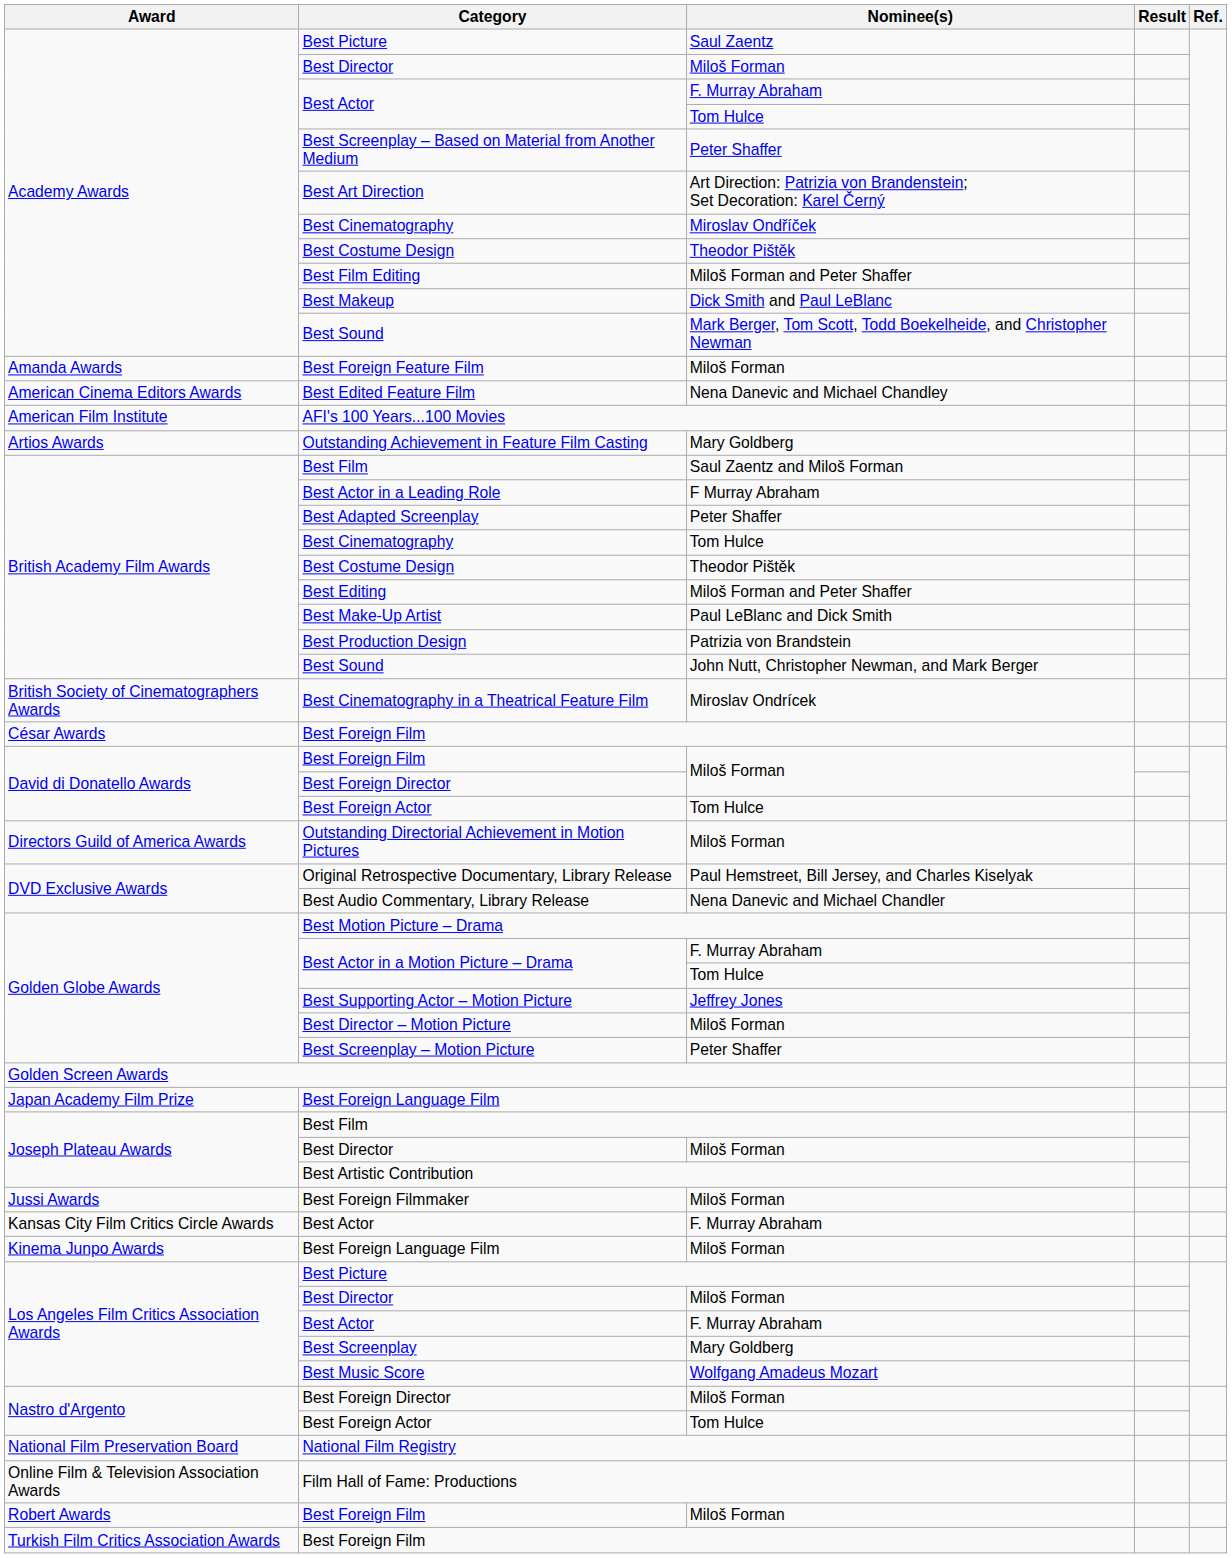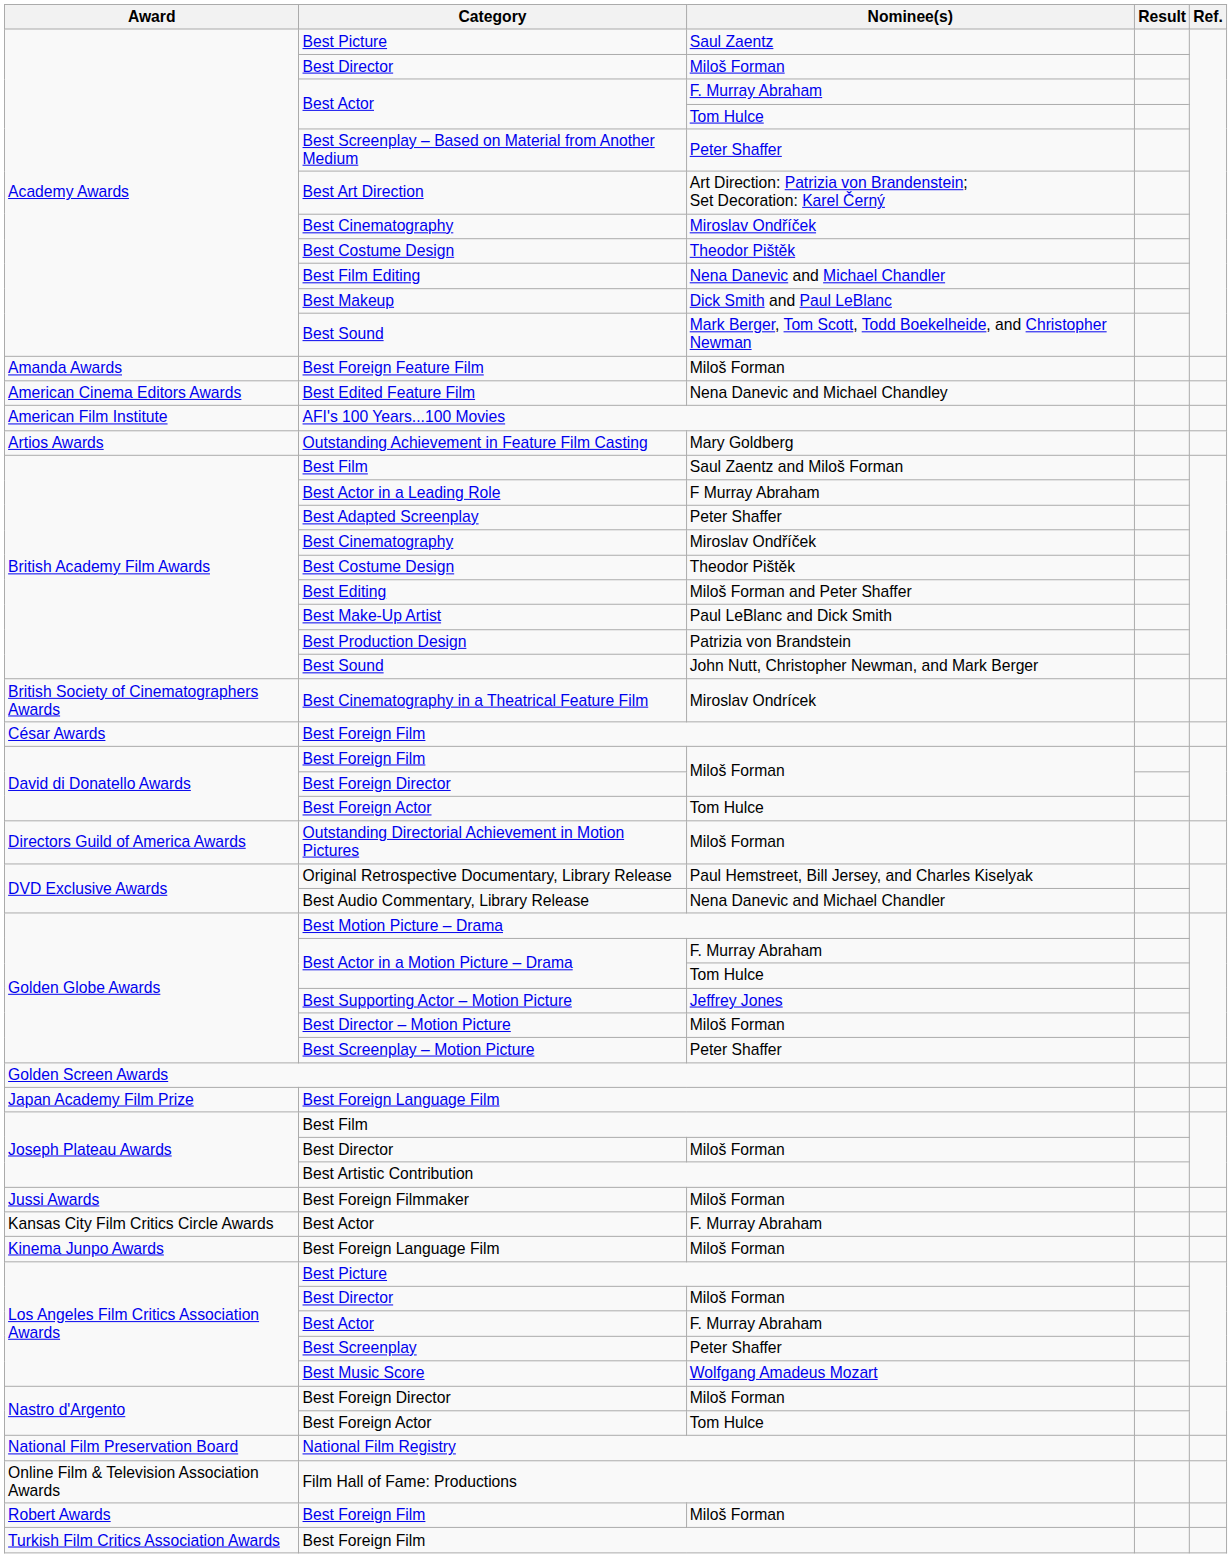(801, 276) Miloš Forman and Peter Shaffer -> (817, 276) Nena Danevic and Michael Chandler
(727, 542) Tom Hulce -> (753, 542) Miroslav Ondříček
(742, 1348) Mary Goldberg -> (736, 1348) Peter Shaffer
